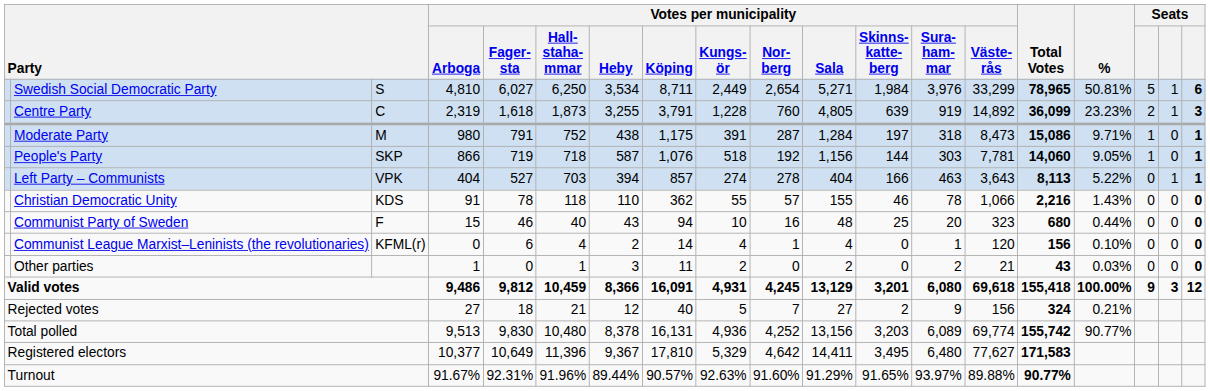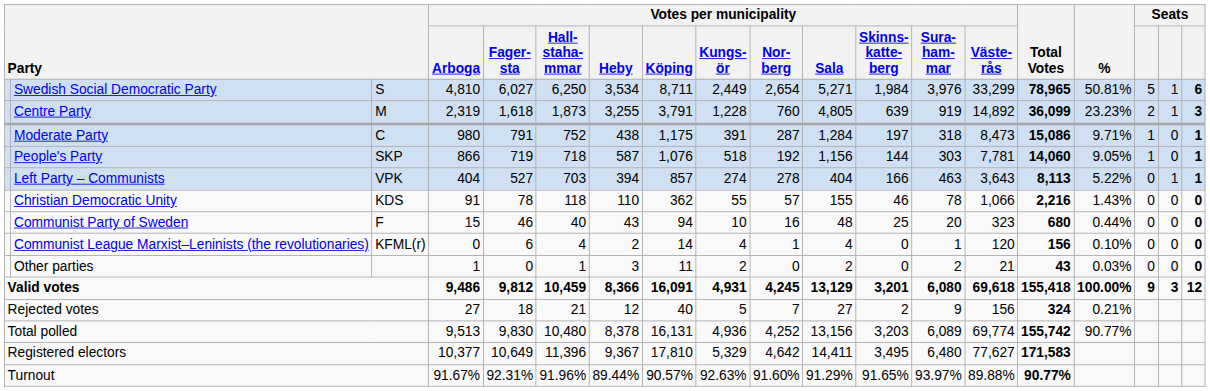(380, 111) C -> (381, 111) M
(381, 135) M -> (380, 135) C
